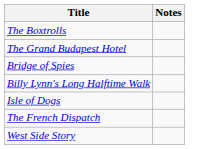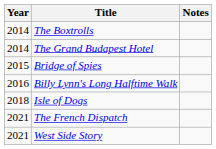+ column: (18, 13)
